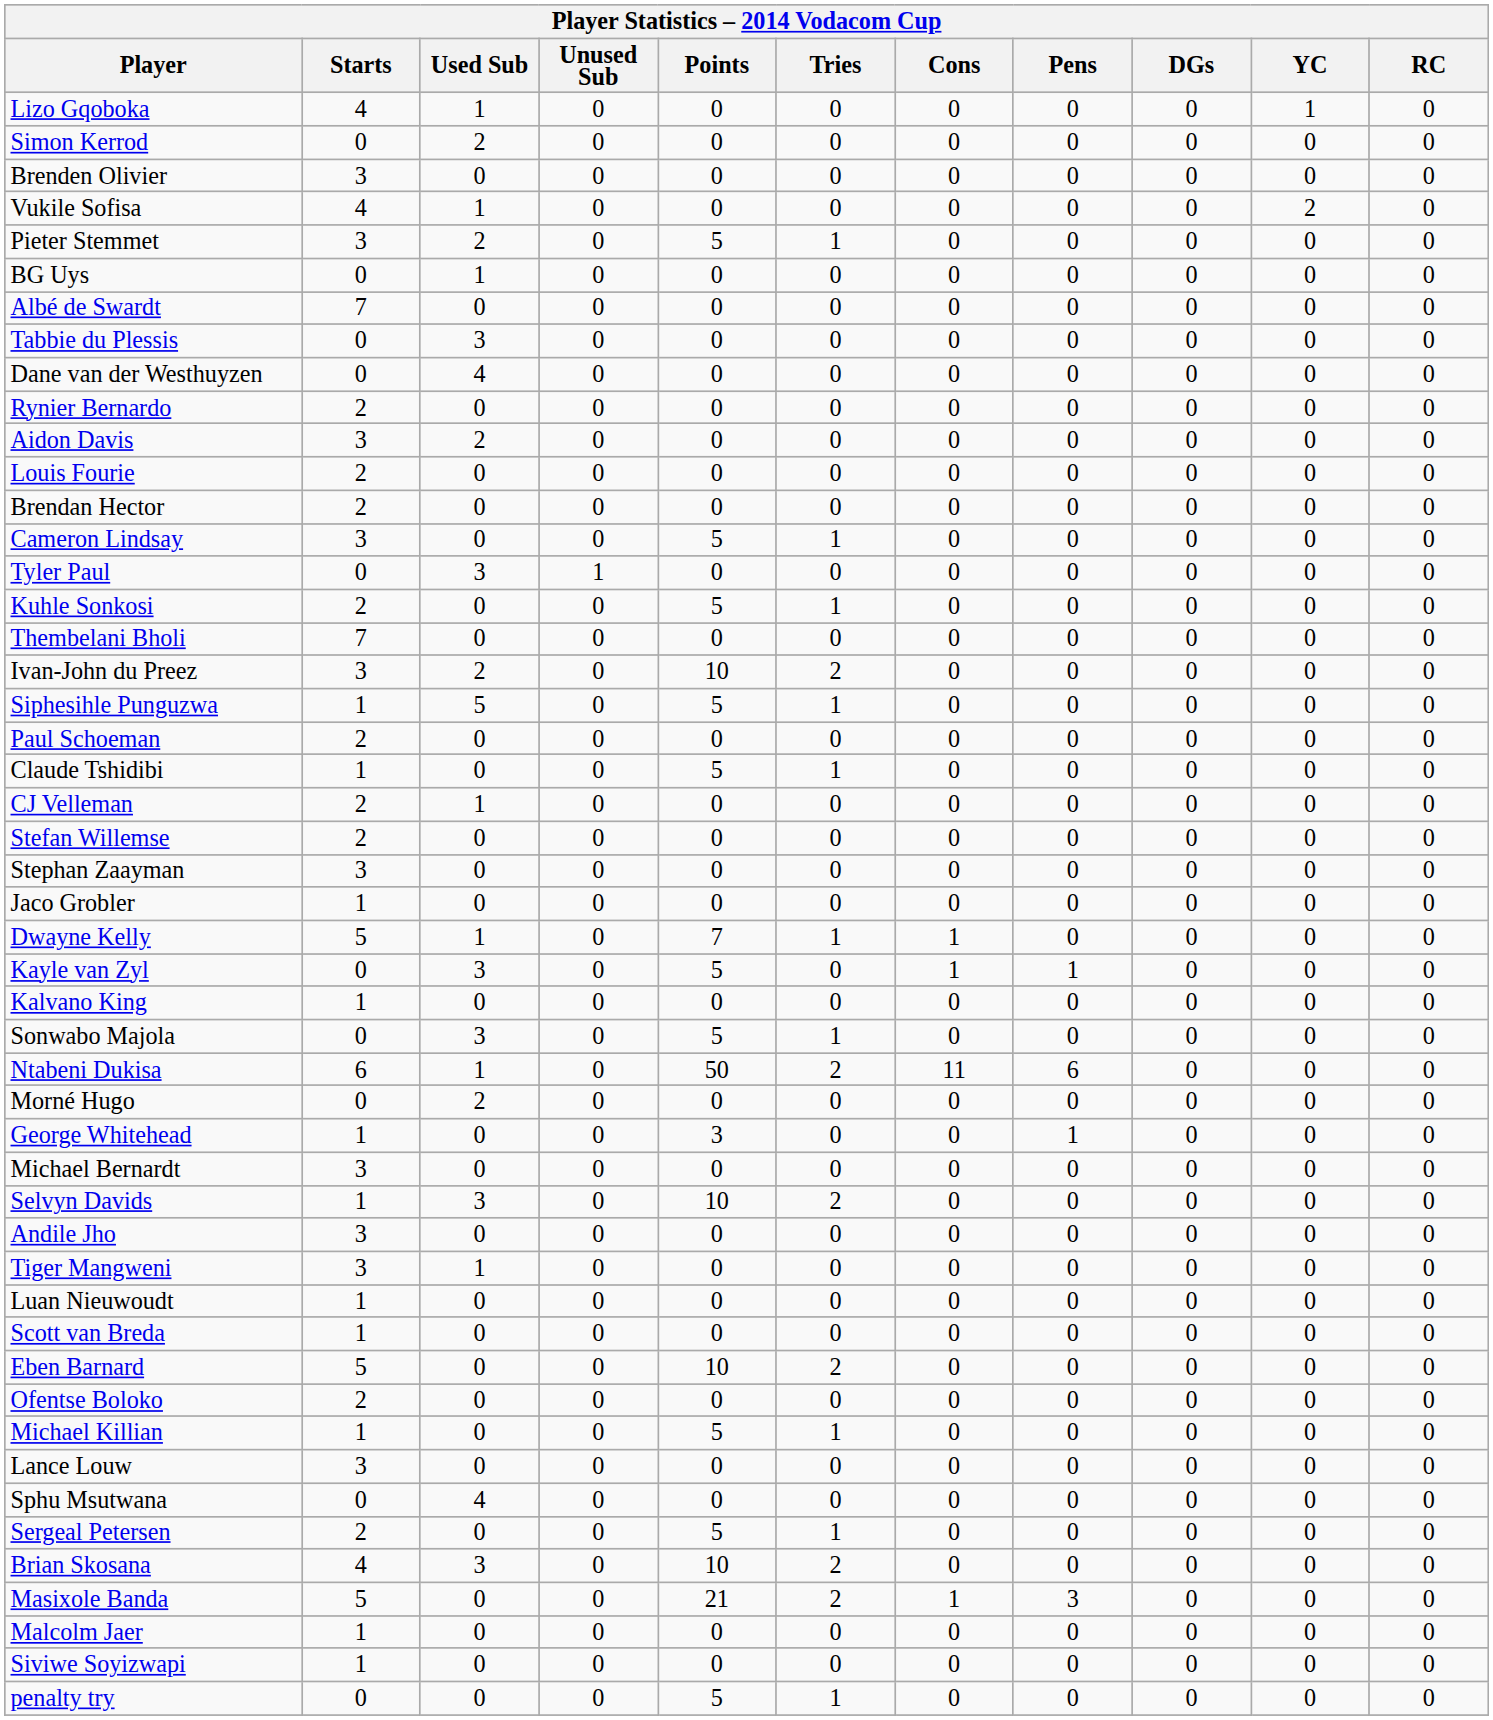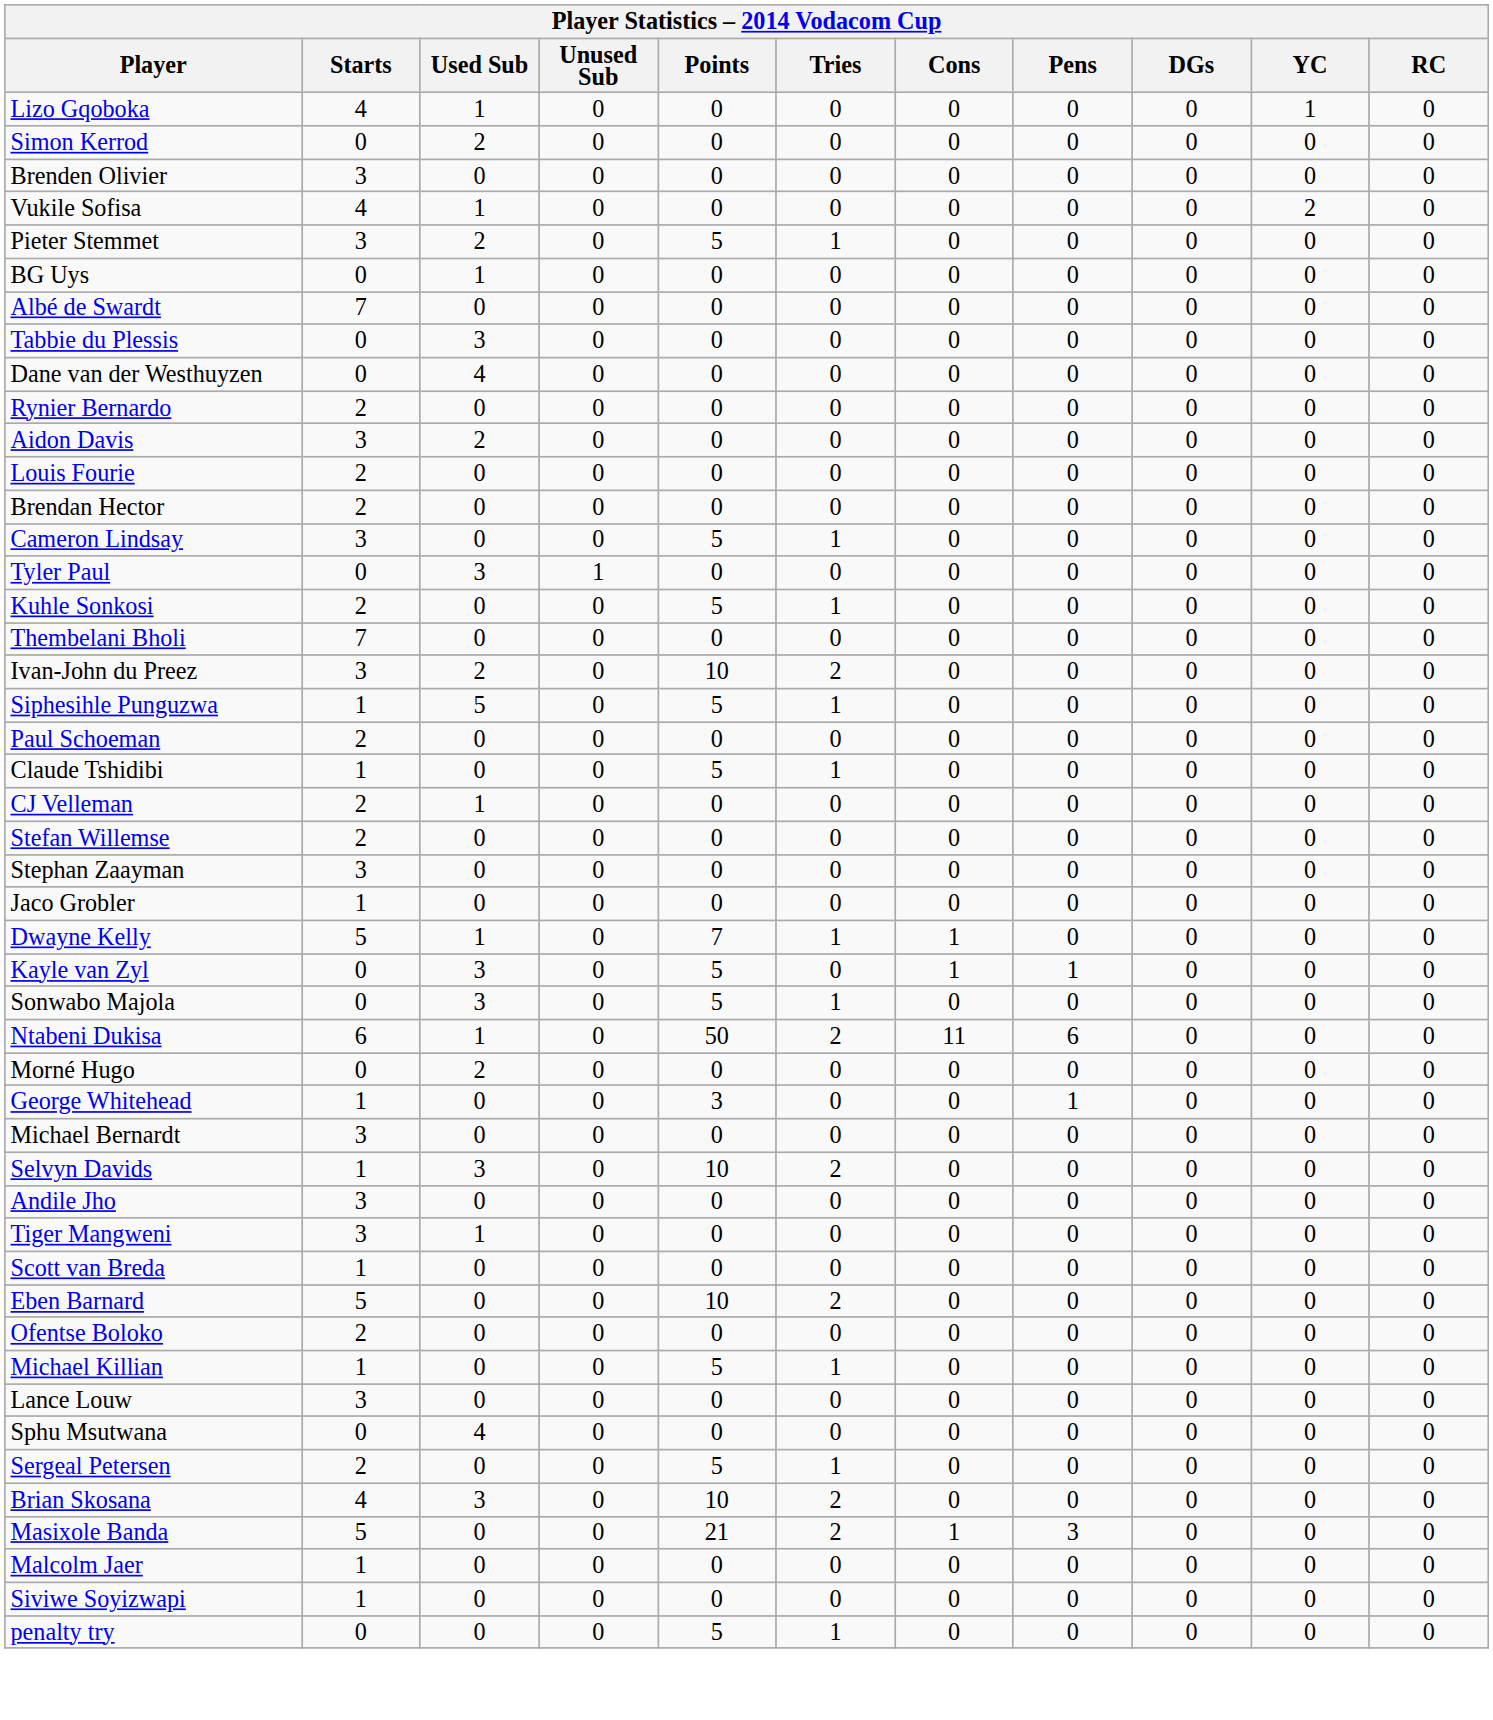- row: (79, 1003)
- row: (92, 1301)
